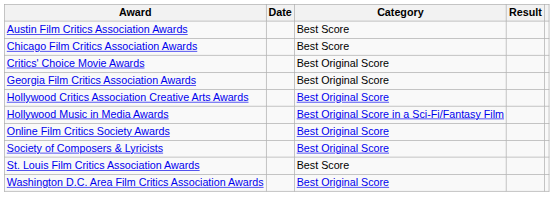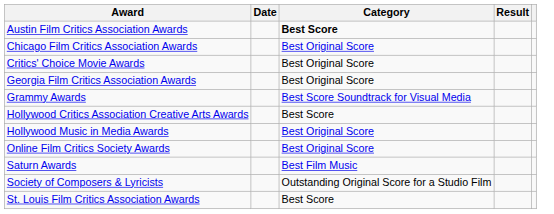(323, 30) normal -> (310, 30) bold
(323, 47) Best Score -> (328, 47) Best Original Score
+ row: (46, 98)
(343, 98) Best Original Score -> (308, 115) Best Score
(400, 115) Best Original Score in a Sci-Fi/Fantasy Film -> (328, 132) Best Original Score
+ row: (42, 166)
(343, 149) Best Original Score -> (386, 183) Outstanding Original Score for a Studio Film
- row: (135, 183)
